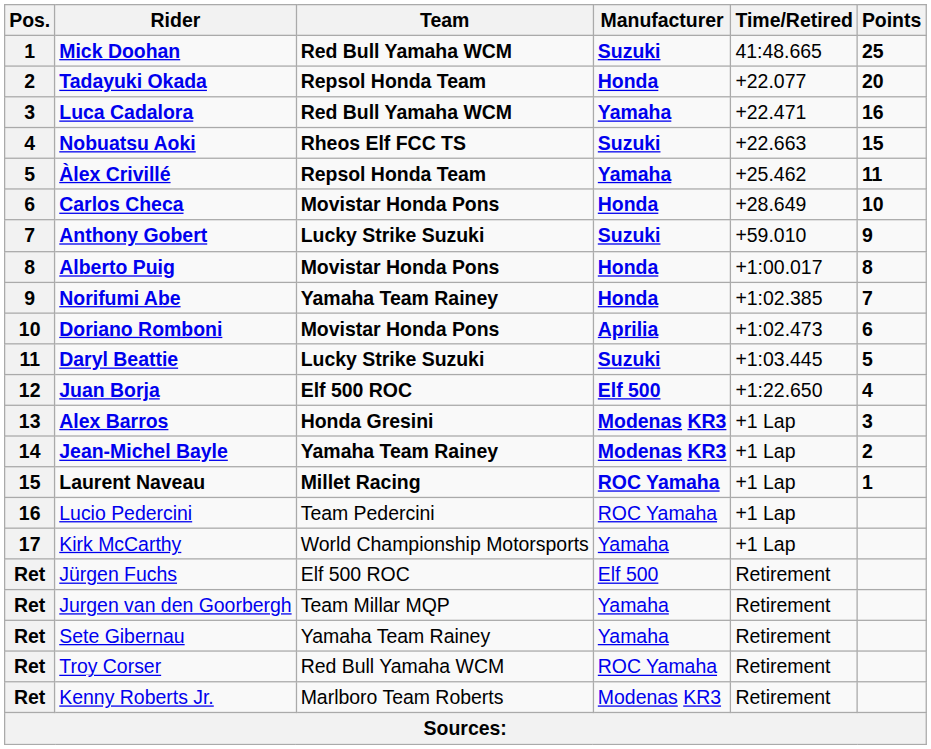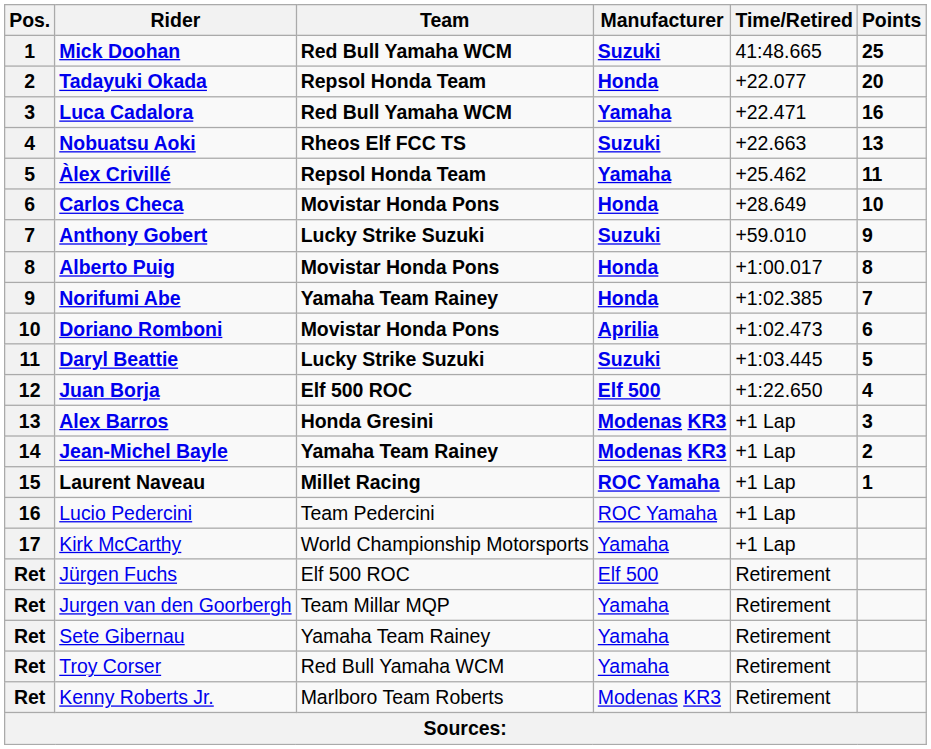(873, 143) 15 -> (873, 143) 13
(657, 667) ROC Yamaha -> (633, 667) Yamaha
